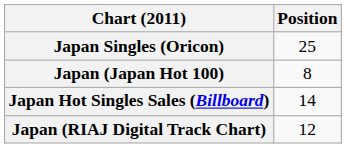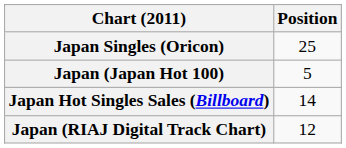(307, 73) 8 -> (307, 73) 5
